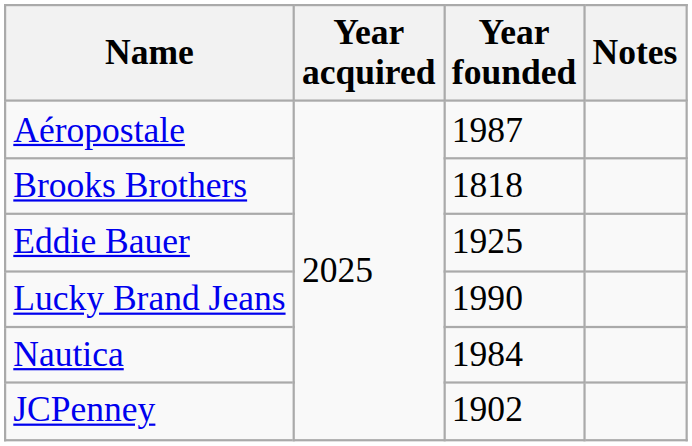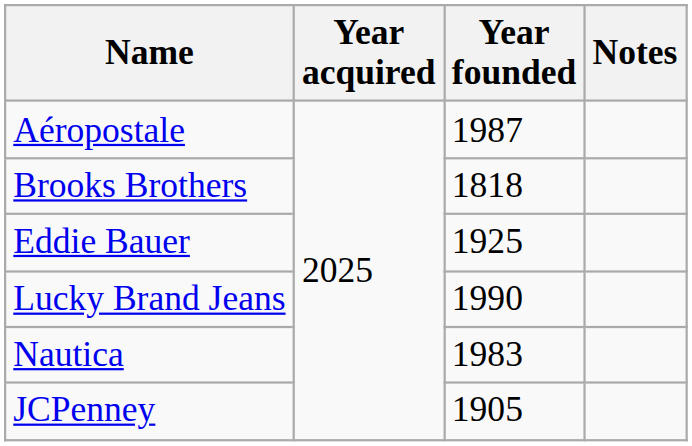(487, 354) 1984 -> (487, 354) 1983
(487, 410) 1902 -> (487, 410) 1905
